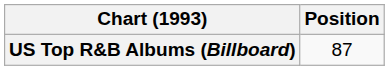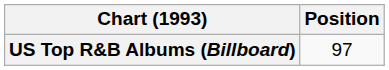(342, 49) 87 -> (342, 49) 97
